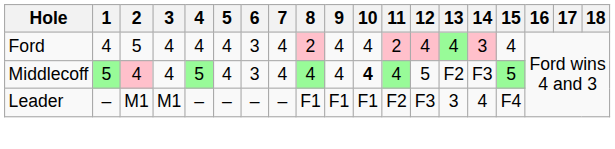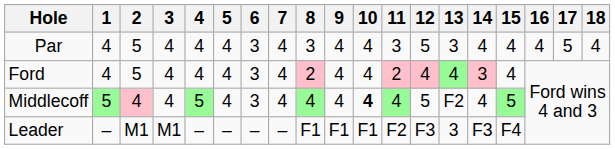+ row: (49, 46)
(482, 74) F3 -> (482, 102) 4
(482, 102) 4 -> (482, 130) F3
